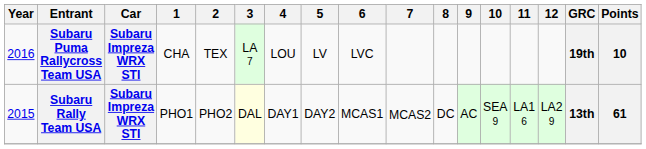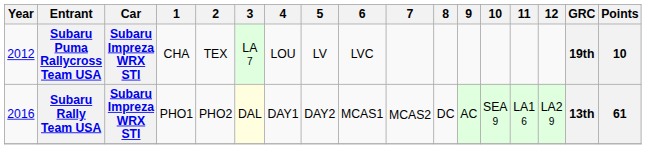(21, 54) 2016 -> (21, 54) 2012
(21, 114) 2015 -> (21, 114) 2016
